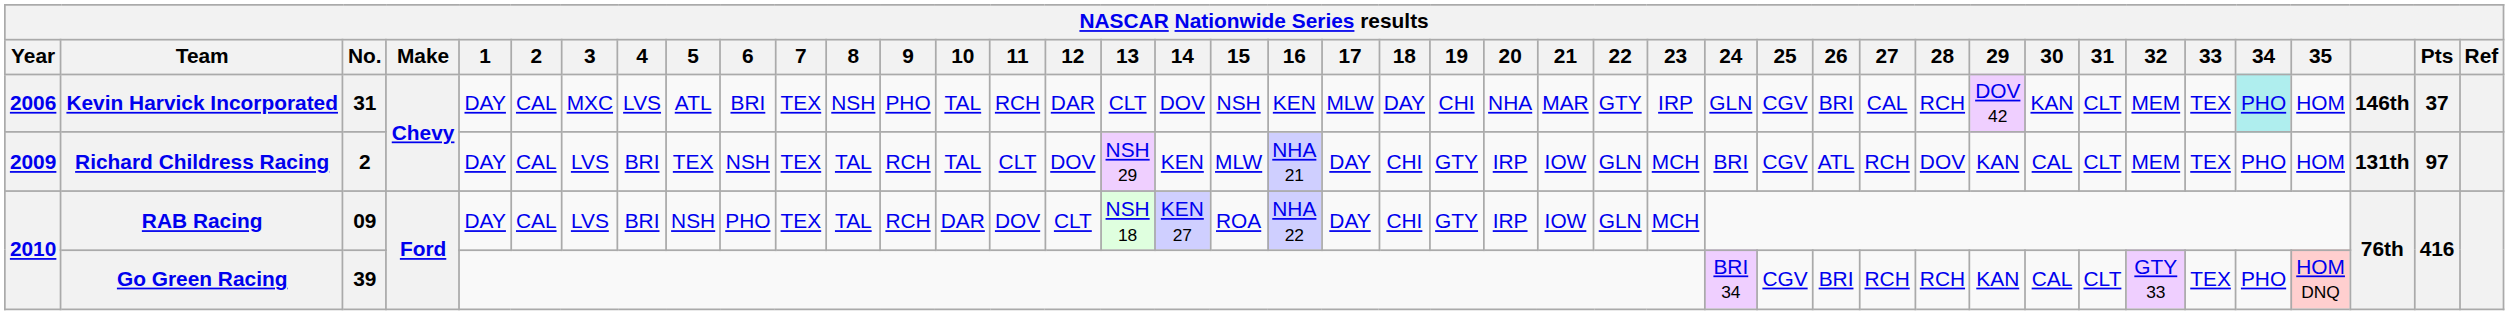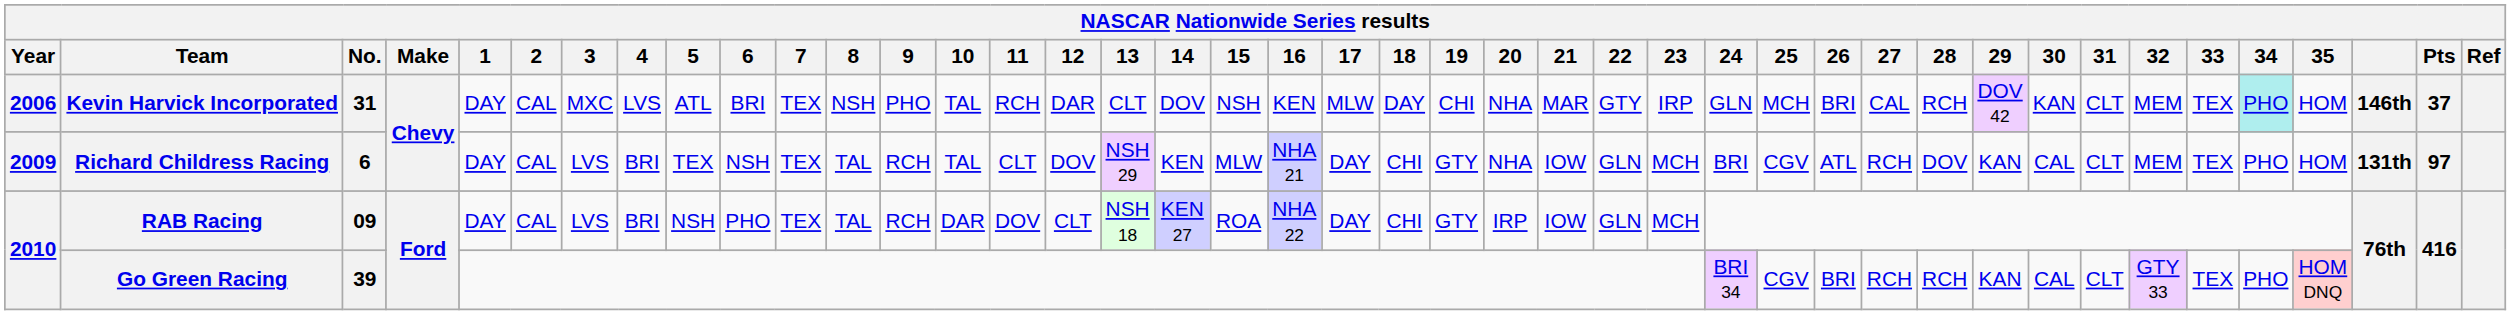(1785, 103) CGV -> (1786, 103) MCH
(365, 162) 2 -> (365, 162) 6
(1510, 162) IRP -> (1510, 162) NHA
